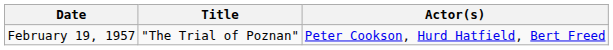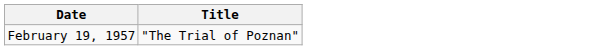- column: (455, 15)
